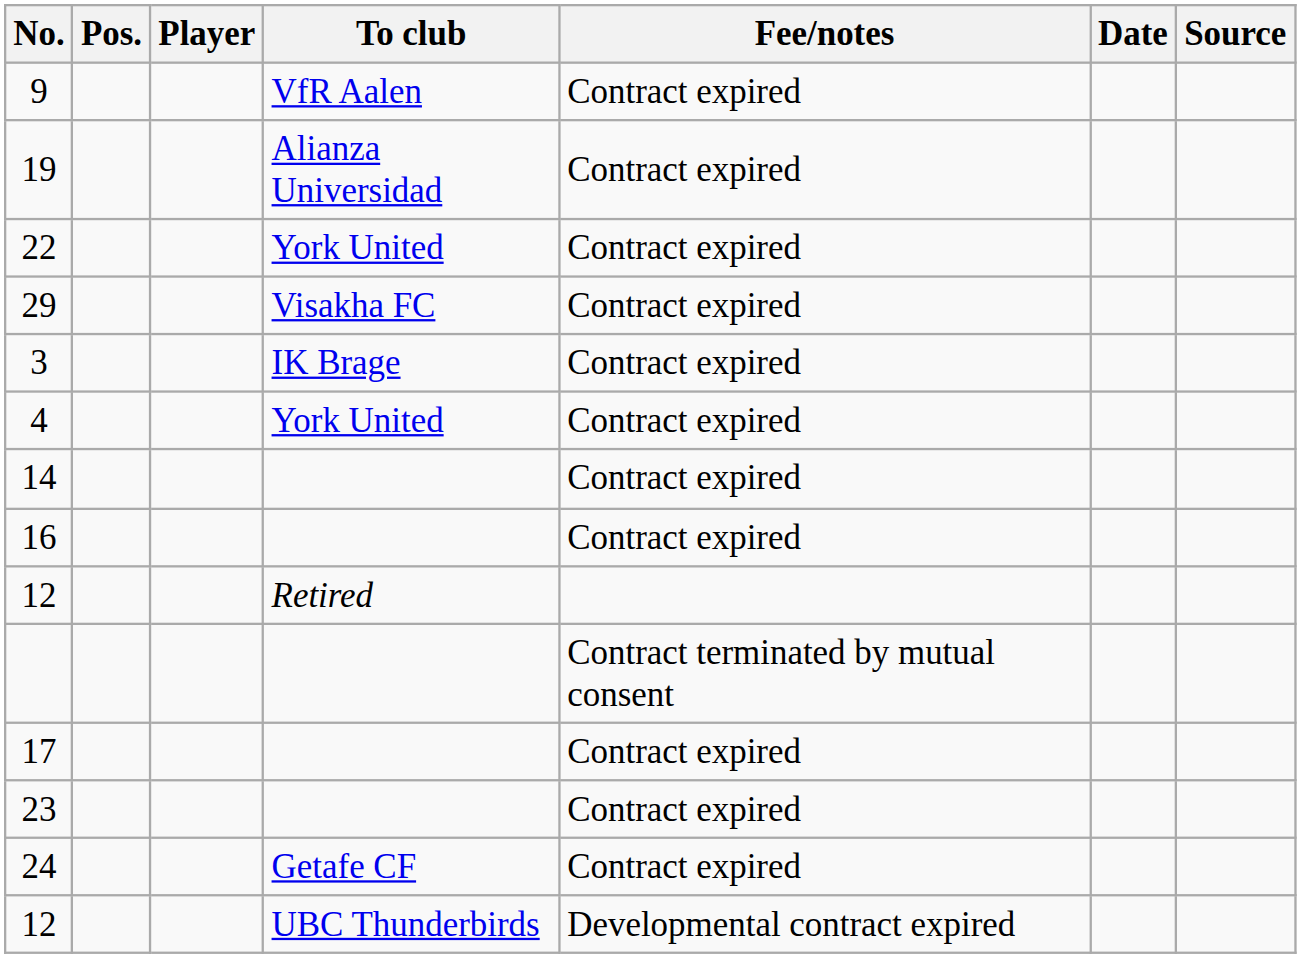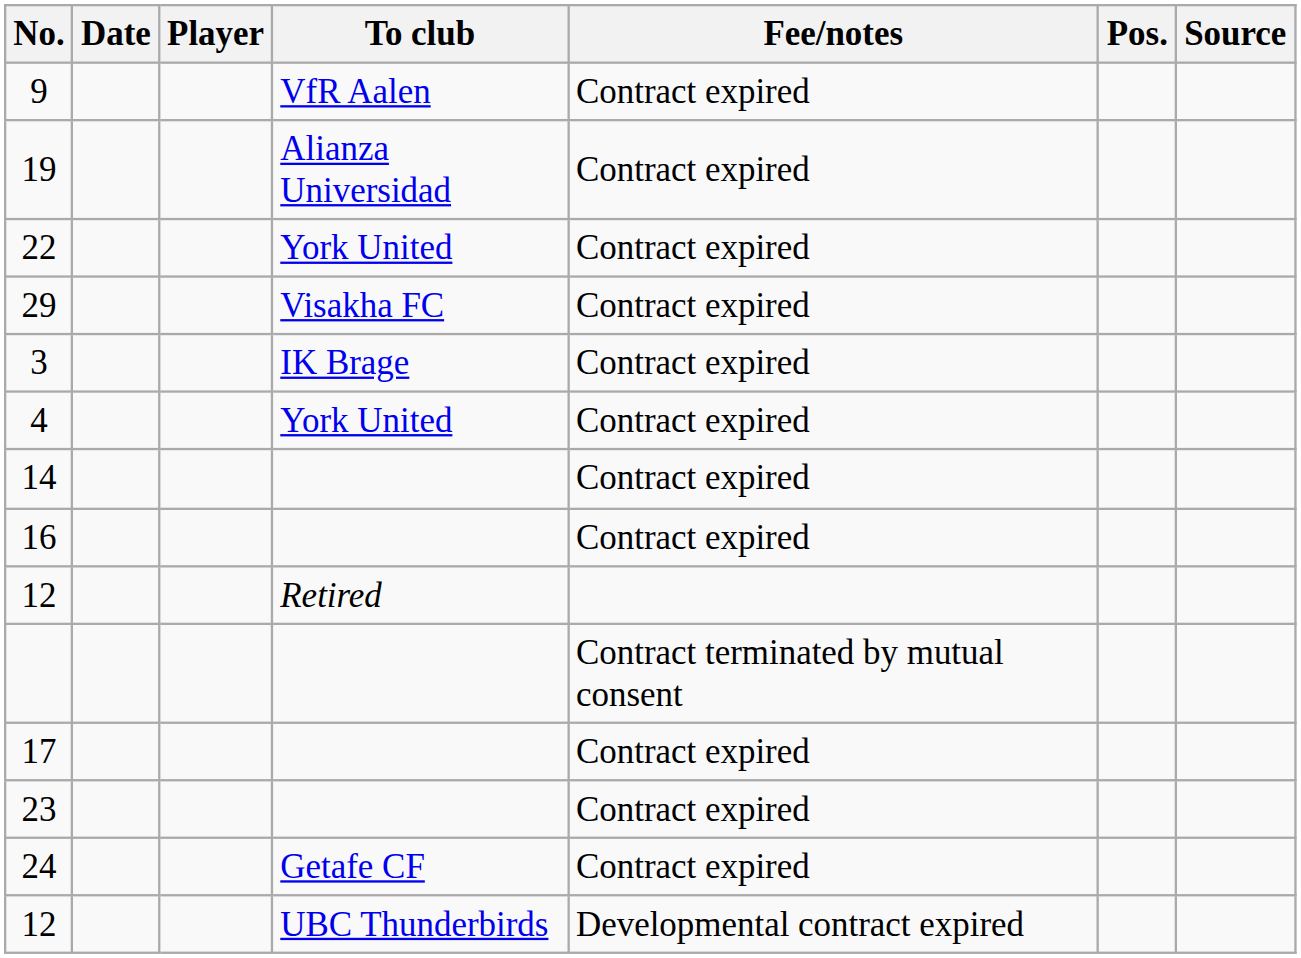columns swapped: (112, 33) <-> (1133, 33)
